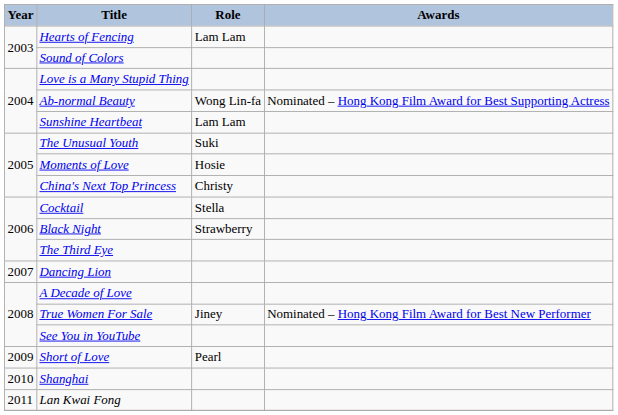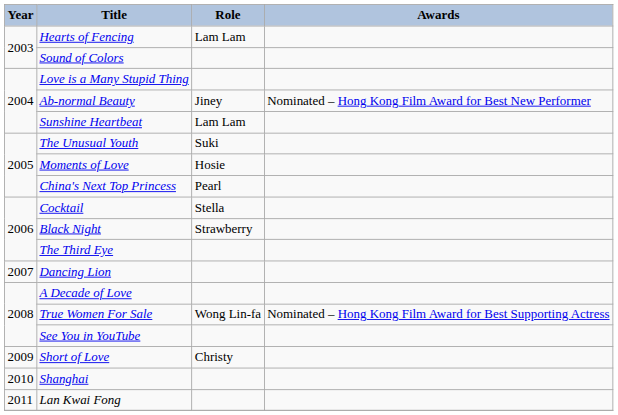(228, 101) Wong Lin-fa -> (209, 101) Jiney
(438, 101) Nominated – Hong Kong Film Award for Best Supporting Actress -> (429, 101) Nominated – Hong Kong Film Award for Best New Performer
(214, 186) Christy -> (208, 186) Pearl
(209, 314) Jiney -> (228, 314) Wong Lin-fa
(429, 314) Nominated – Hong Kong Film Award for Best New Performer -> (438, 314) Nominated – Hong Kong Film Award for Best Supporting Actress
(208, 357) Pearl -> (214, 357) Christy
